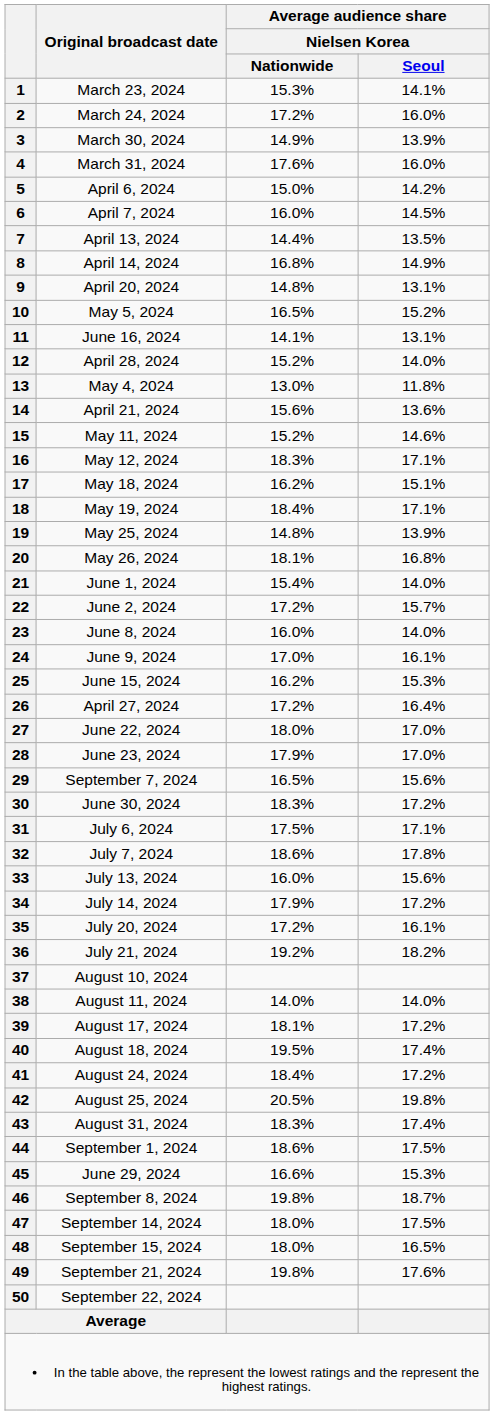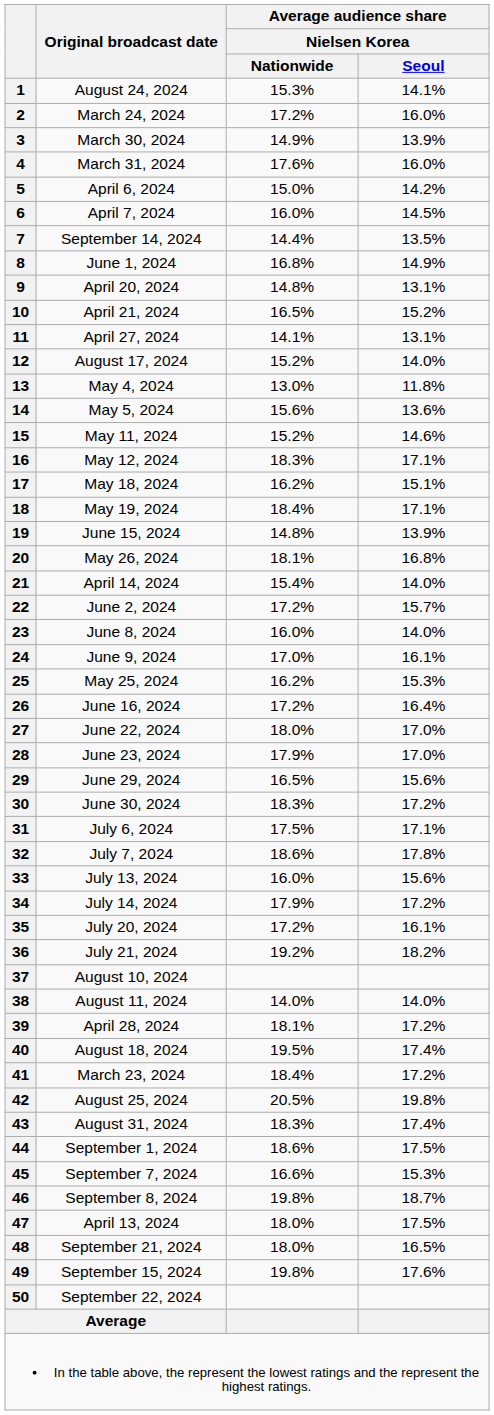(131, 90) March 23, 2024 -> (131, 90) August 24, 2024
(131, 238) April 13, 2024 -> (131, 238) September 14, 2024
(131, 262) April 14, 2024 -> (131, 262) June 1, 2024
(131, 312) May 5, 2024 -> (131, 312) April 21, 2024
(131, 336) June 16, 2024 -> (131, 336) April 27, 2024
(131, 361) April 28, 2024 -> (131, 361) August 17, 2024
(131, 410) April 21, 2024 -> (131, 410) May 5, 2024
(131, 533) May 25, 2024 -> (131, 533) June 15, 2024
(131, 582) June 1, 2024 -> (131, 582) April 14, 2024
(131, 681) June 15, 2024 -> (131, 681) May 25, 2024
(131, 705) April 27, 2024 -> (131, 705) June 16, 2024
(131, 779) September 7, 2024 -> (131, 779) June 29, 2024
(131, 1025) August 17, 2024 -> (131, 1025) April 28, 2024
(131, 1075) August 24, 2024 -> (131, 1075) March 23, 2024
(131, 1173) June 29, 2024 -> (131, 1173) September 7, 2024
(131, 1222) September 14, 2024 -> (131, 1222) April 13, 2024
(131, 1247) September 15, 2024 -> (131, 1247) September 21, 2024
(131, 1272) September 21, 2024 -> (131, 1272) September 15, 2024
